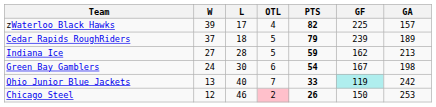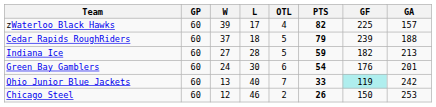+ column: (196, 11)
(407, 39) 189 -> (409, 39) 188
(360, 53) 162 -> (365, 53) 182
(360, 67) 167 -> (365, 67) 176
(407, 67) 198 -> (409, 67) 201
(273, 95) pink background -> (284, 95) no background
